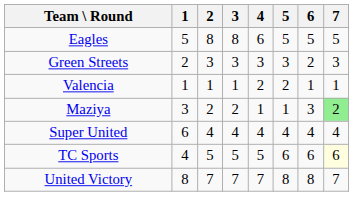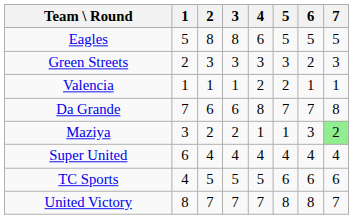+ row: (88, 109)
(336, 156) lightyellow background -> (336, 179) no background
